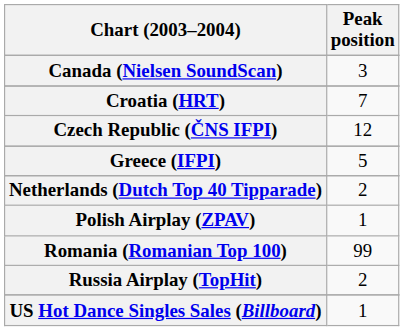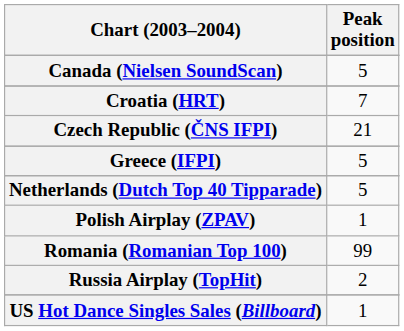(363, 70) 3 -> (363, 70) 5
(363, 130) 12 -> (363, 130) 21
(363, 190) 2 -> (363, 190) 5
